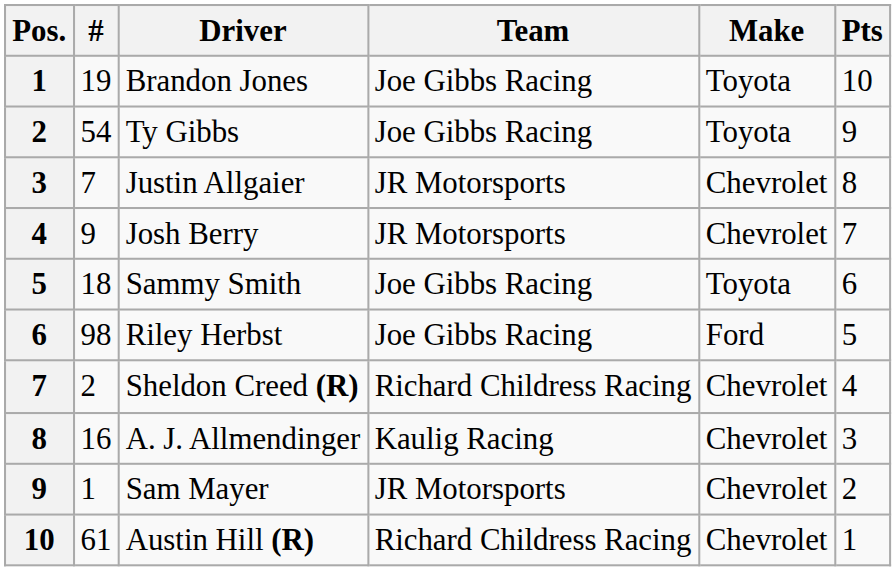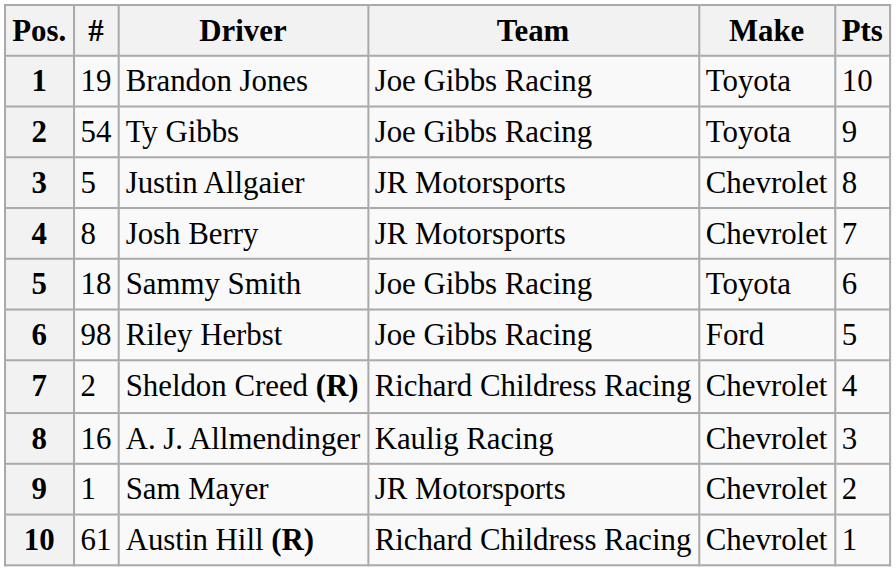(88, 182) 7 -> (88, 182) 5
(88, 233) 9 -> (88, 233) 8
